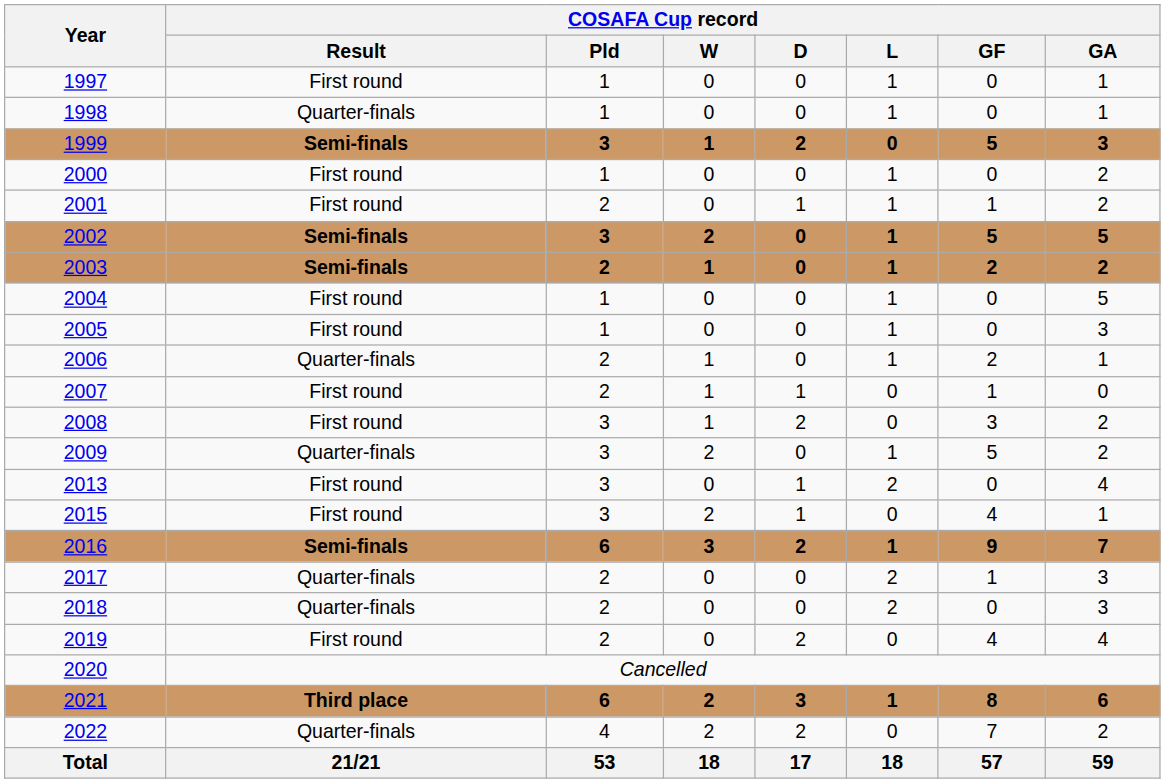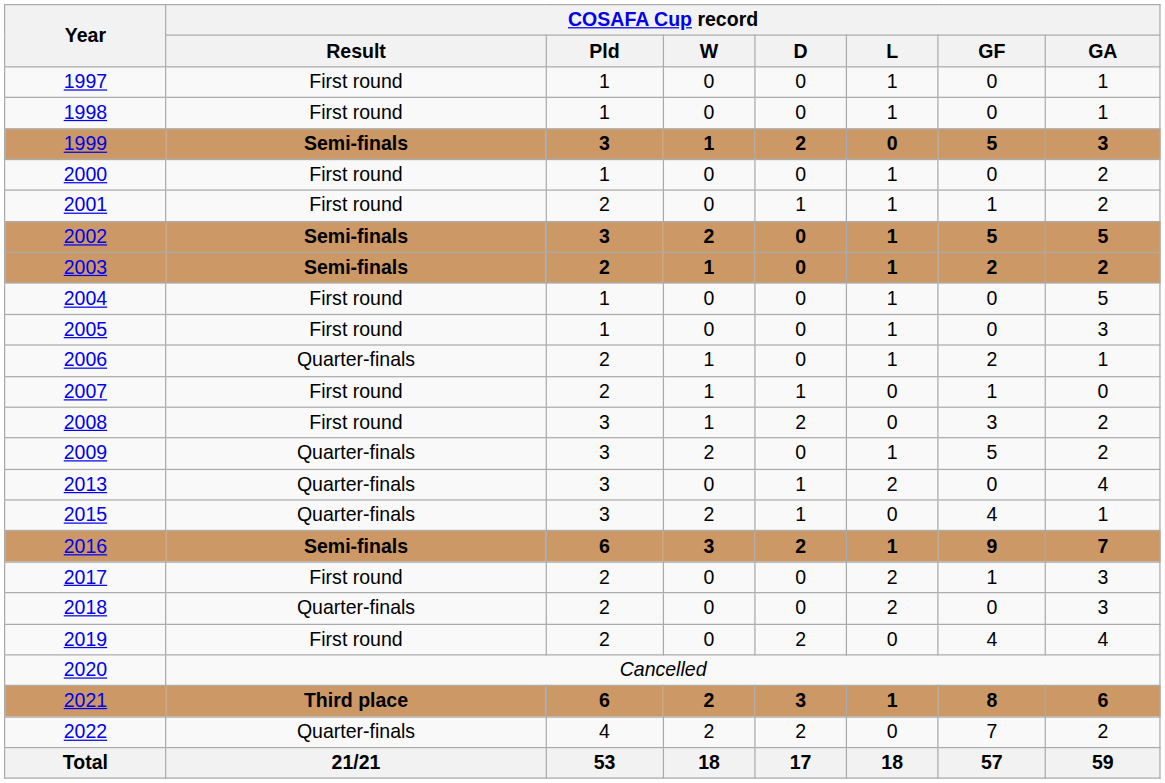(356, 112) Quarter-finals -> (356, 112) First round
(356, 484) First round -> (356, 484) Quarter-finals
(356, 515) First round -> (356, 515) Quarter-finals
(356, 577) Quarter-finals -> (356, 577) First round
